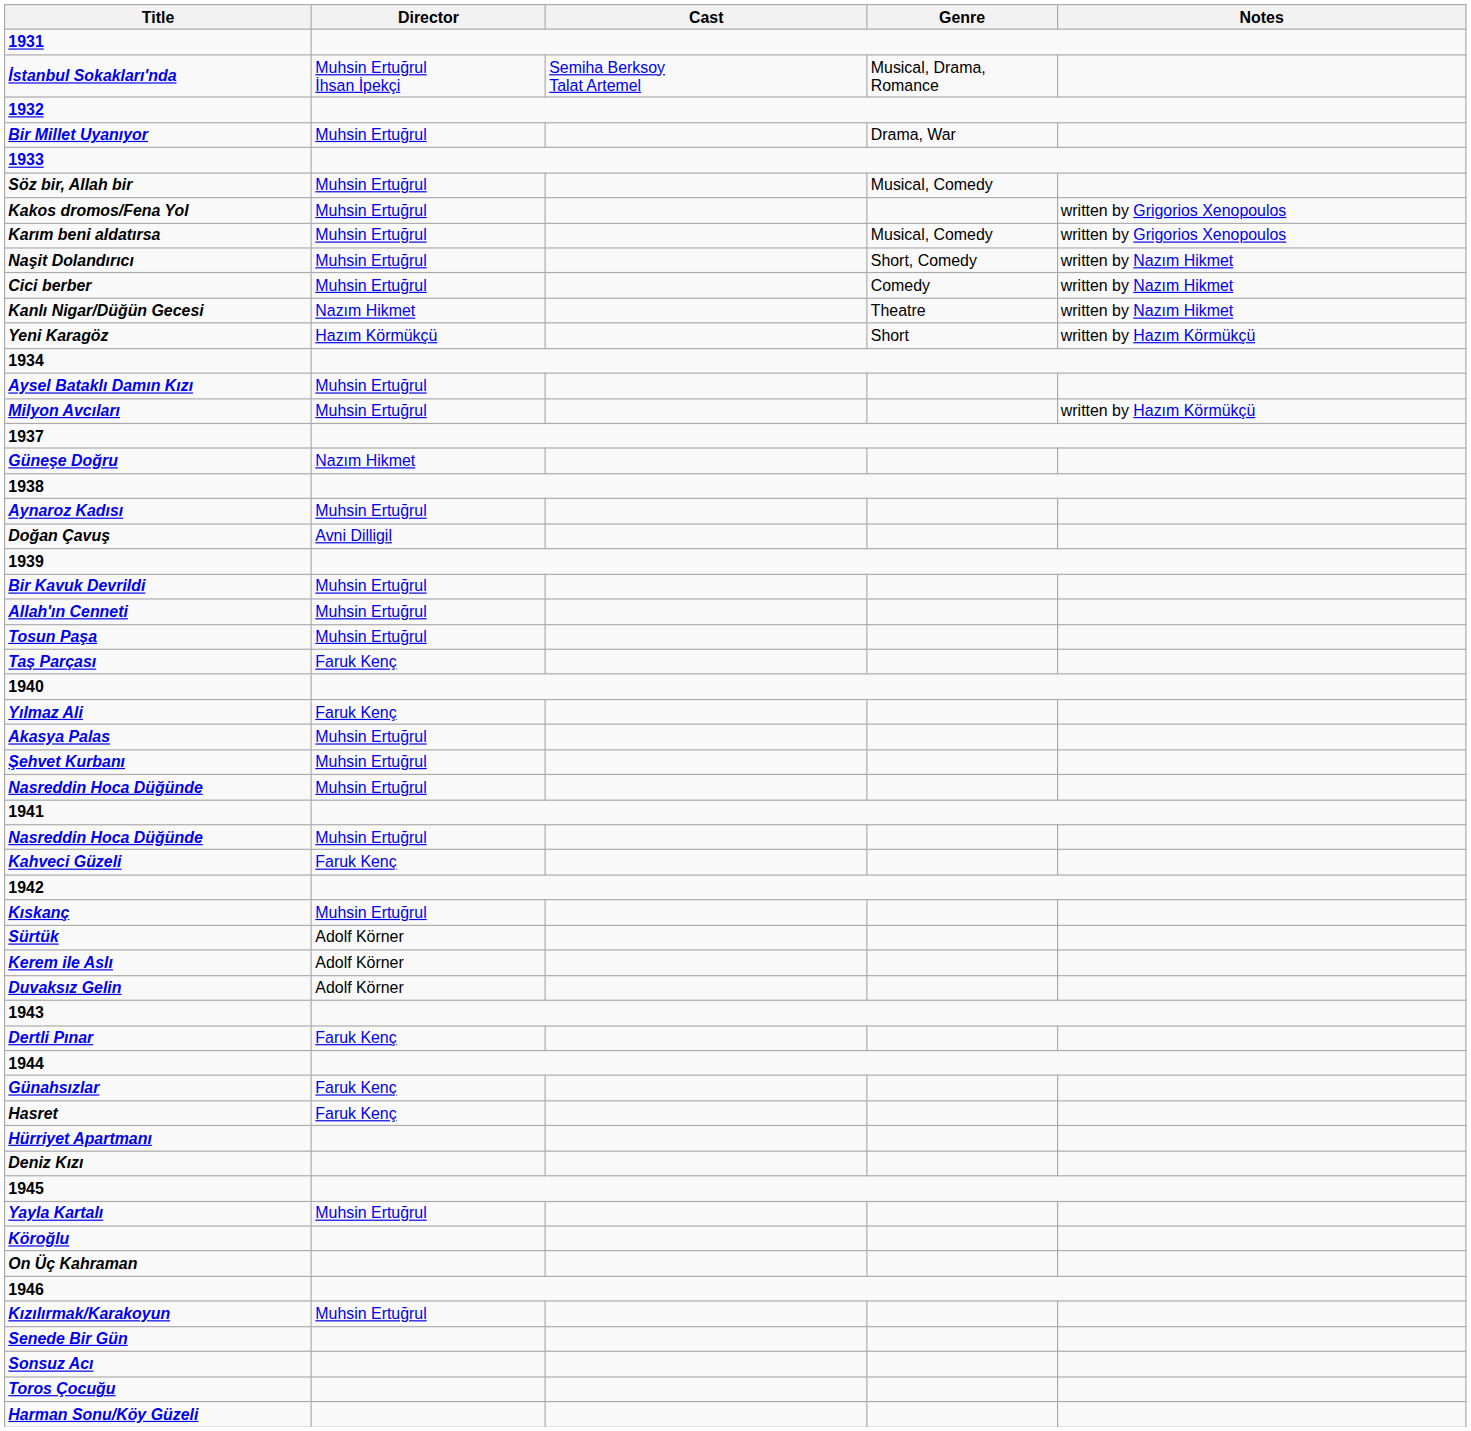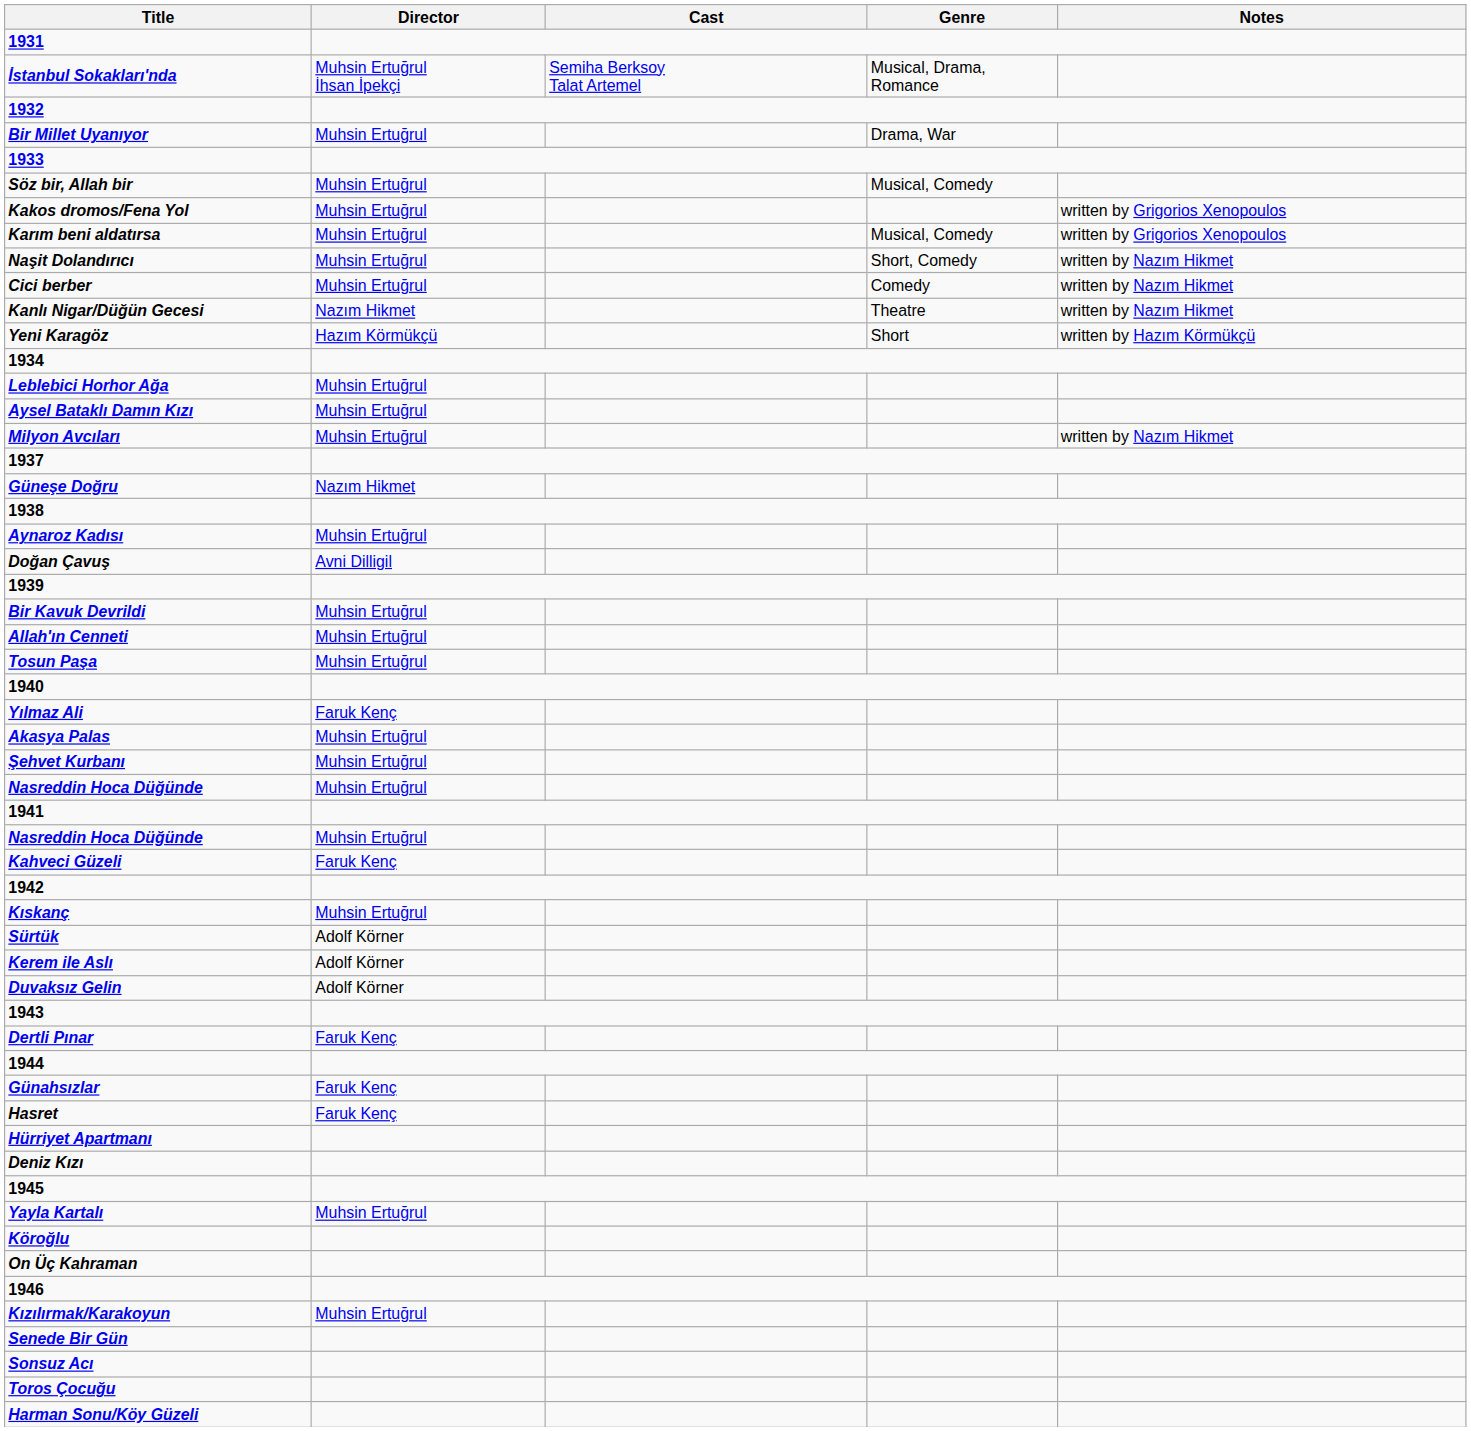+ row: (88, 385)
(1158, 410) written by Hazım Körmükçü -> (1147, 436) written by Nazım Hikmet
- row: (52, 661)
